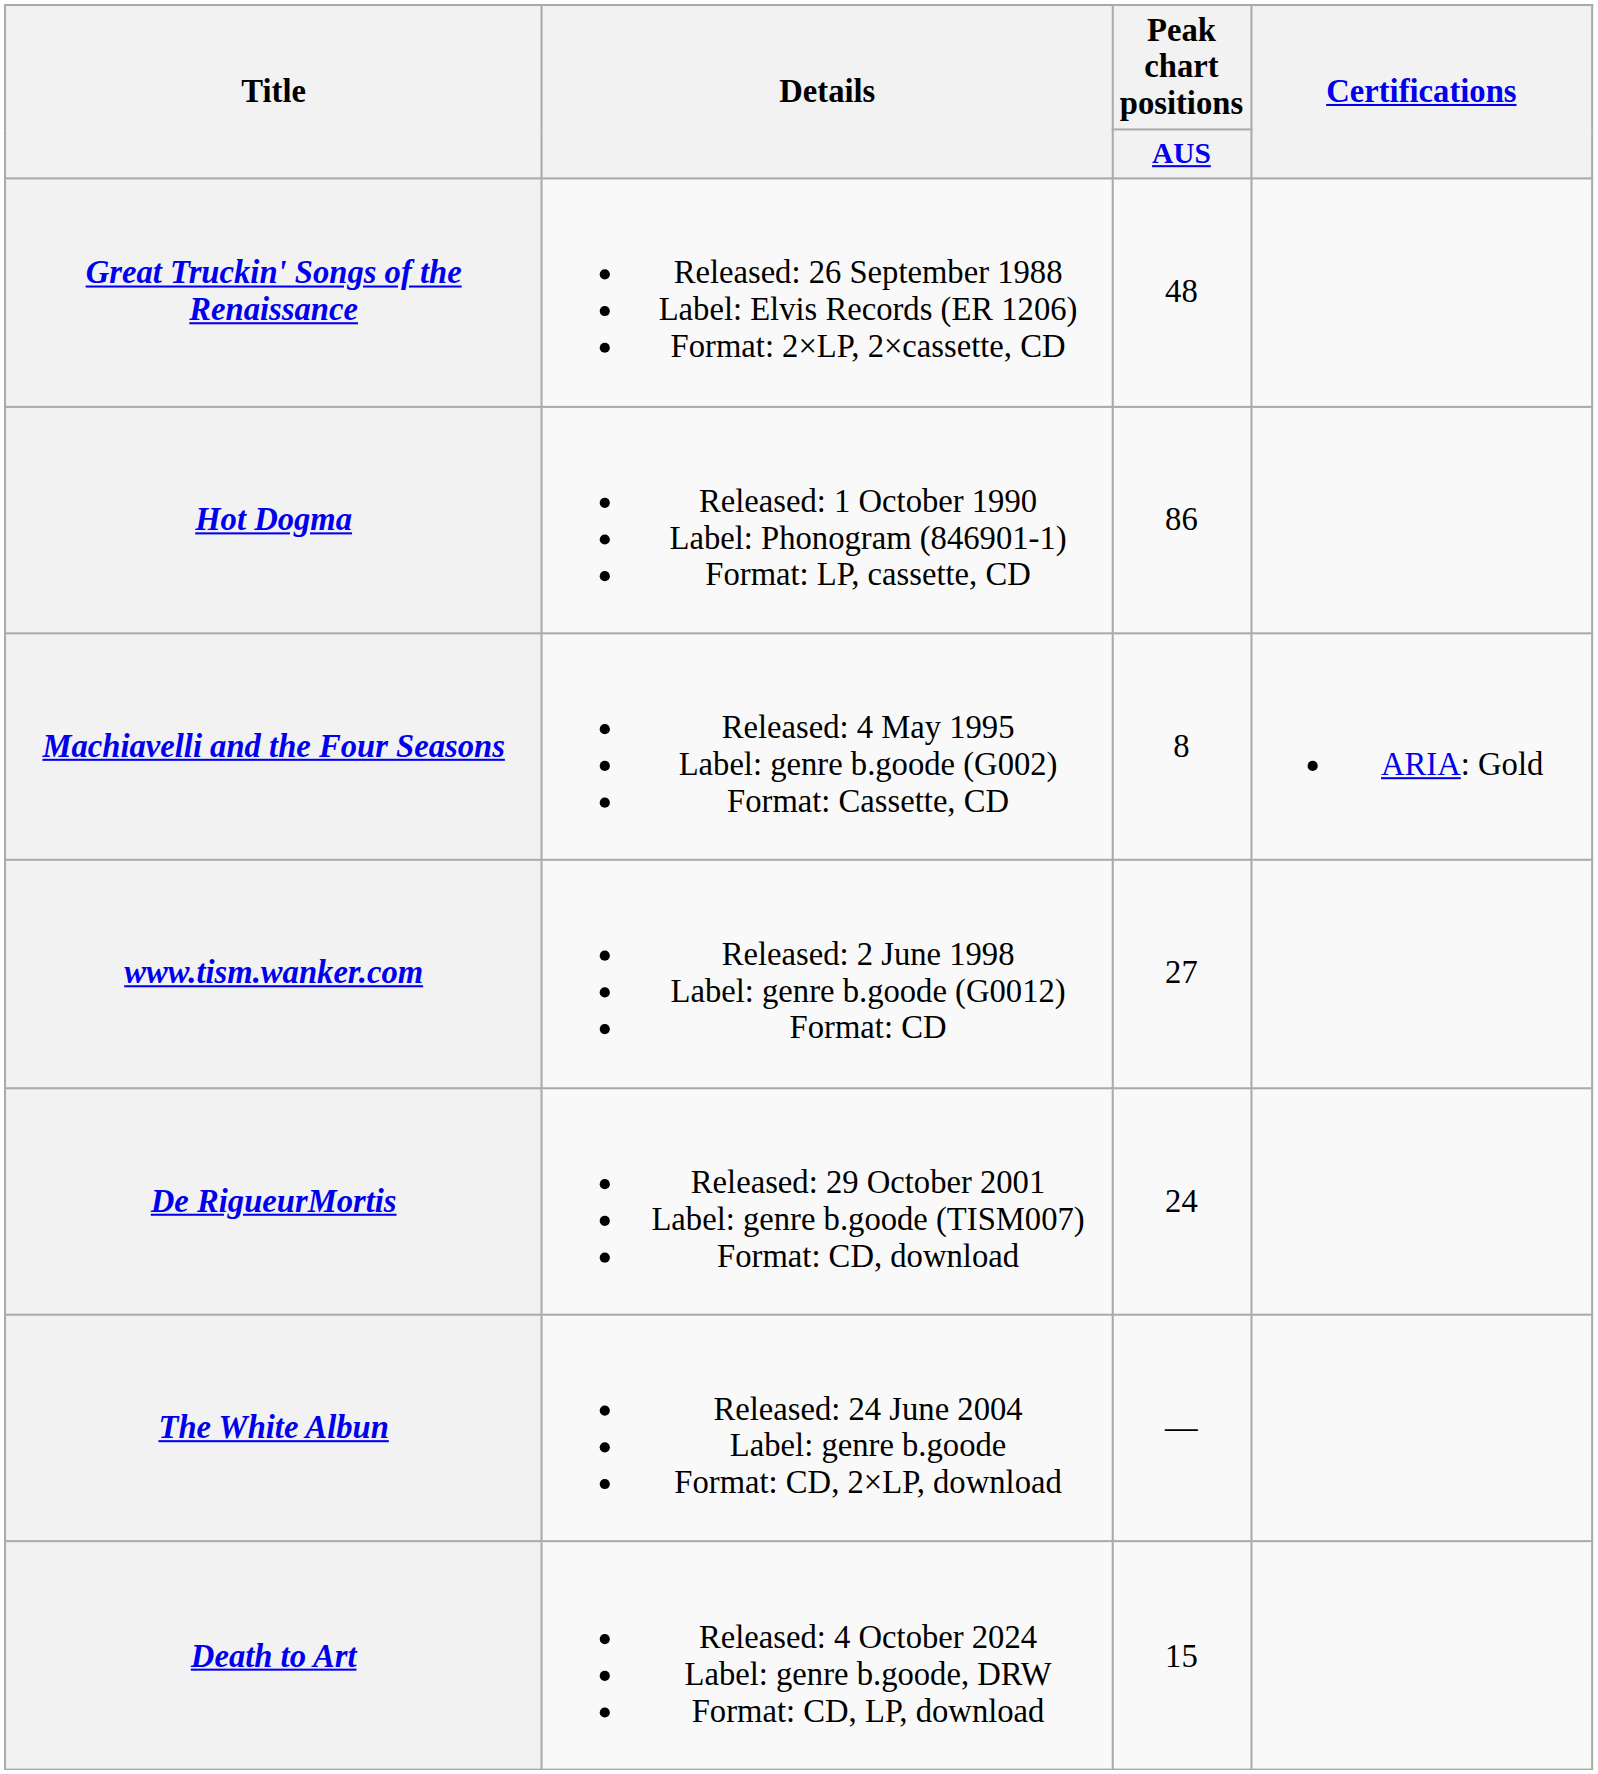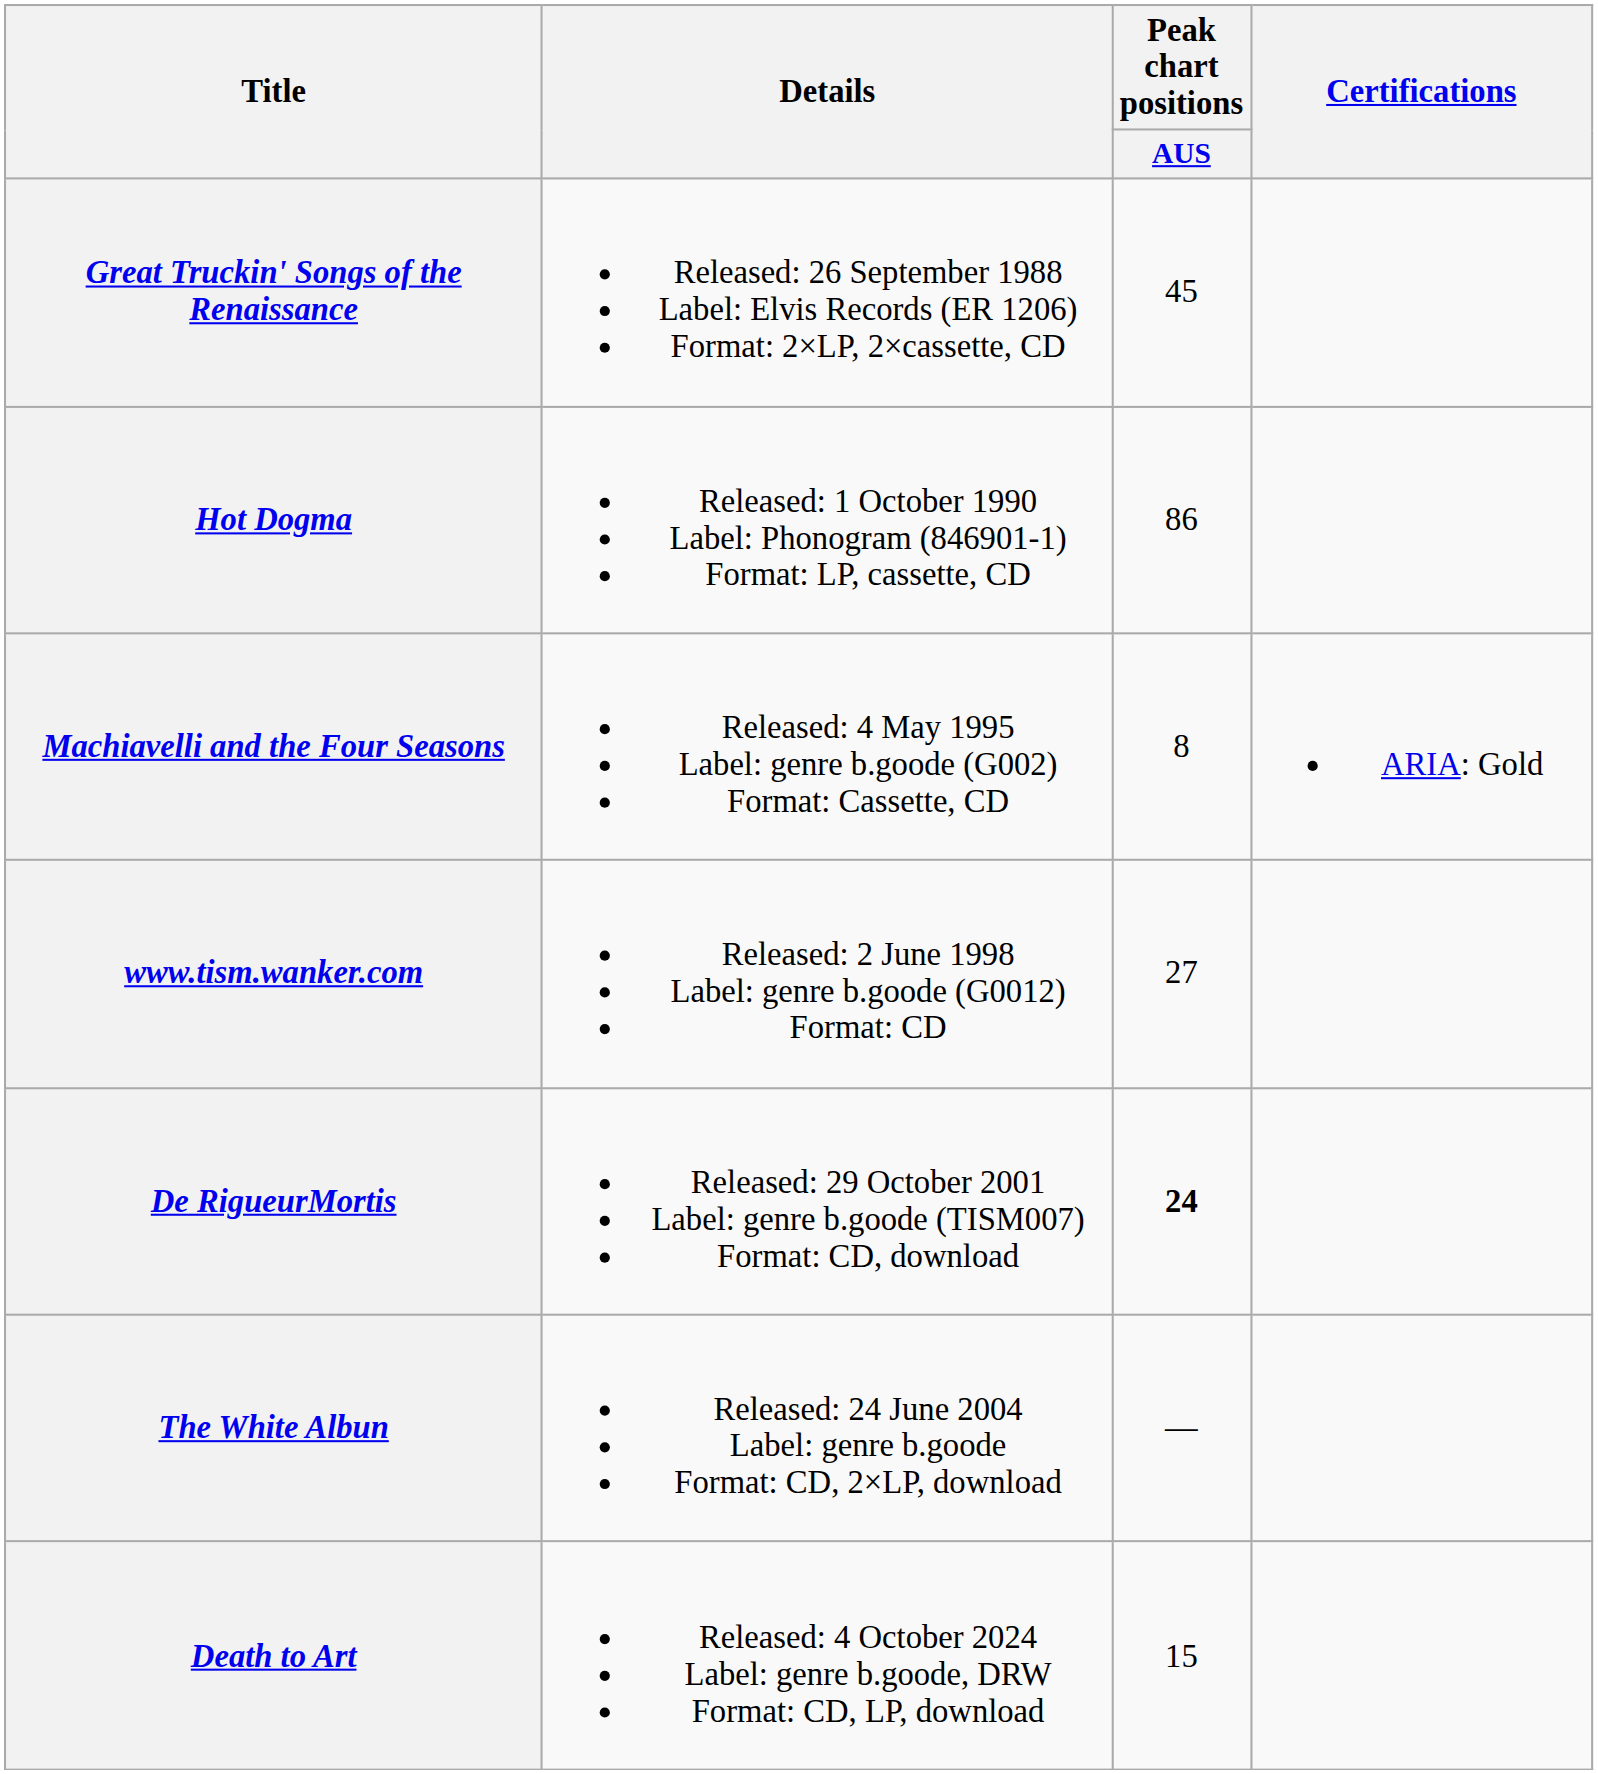(1181, 291) 48 -> (1181, 291) 45
(1181, 1200) normal -> (1181, 1200) bold
